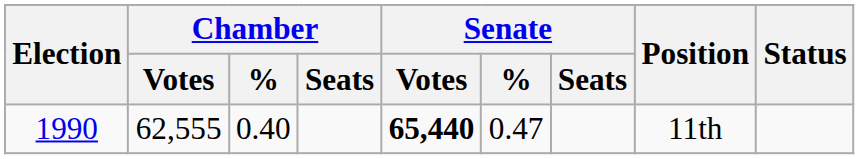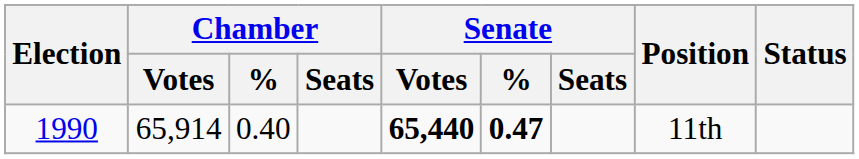(179, 128) 62,555 -> (179, 128) 65,914
(516, 128) normal -> (516, 128) bold
